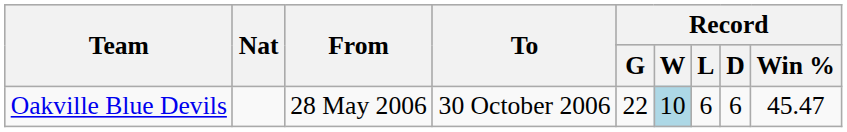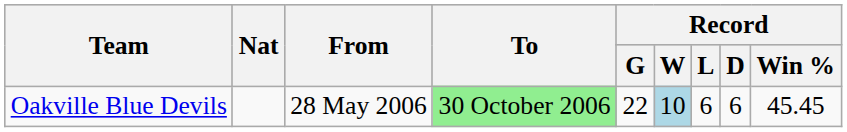(525, 106) no background -> (525, 106) lightgreen background
(796, 106) 45.47 -> (796, 106) 45.45
